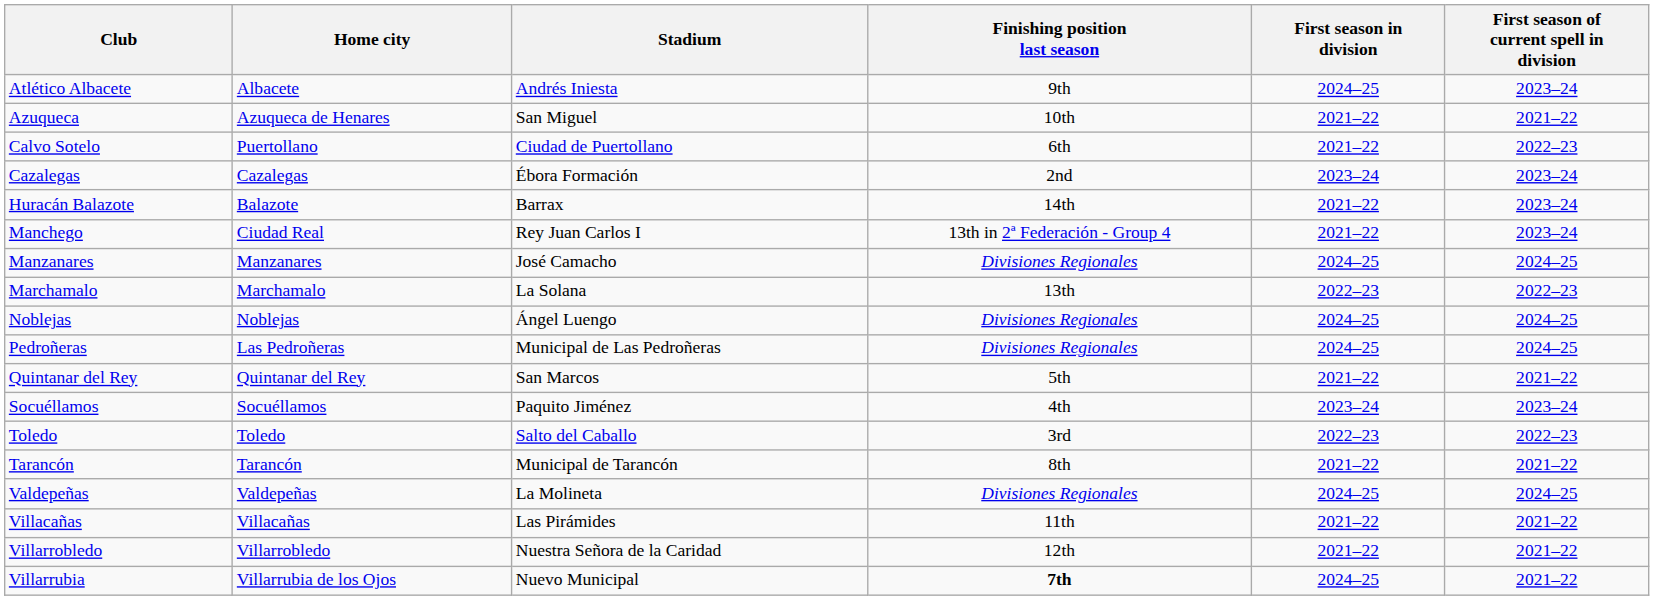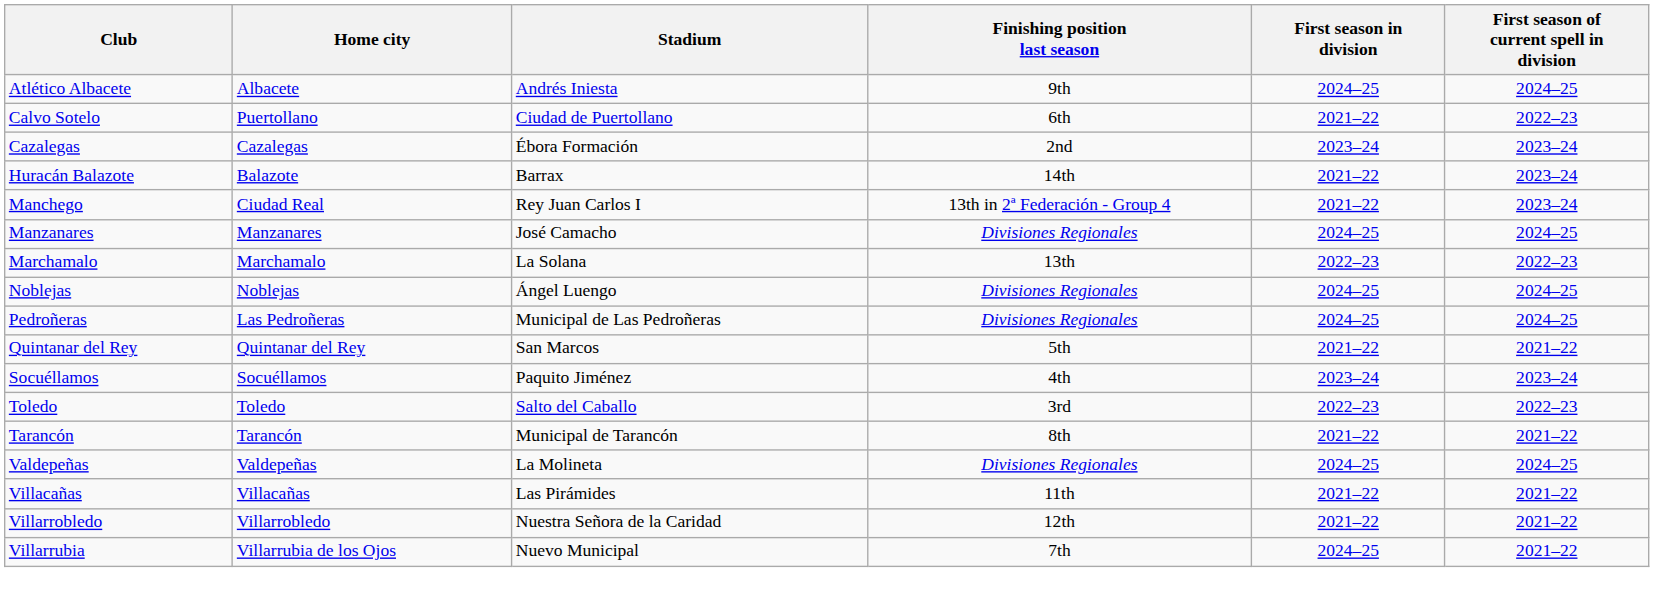(1547, 88) 2023–24 -> (1547, 88) 2024–25
- row: (44, 117)
(1059, 580) bold -> (1059, 551) normal
